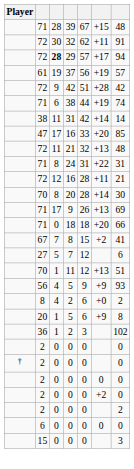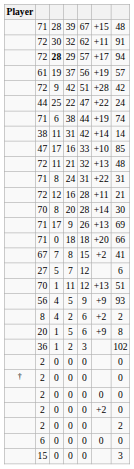+ row: (42, 103)
(101, 133) +20 -> (101, 149) +10
(101, 301) +0 -> (101, 316) +2
